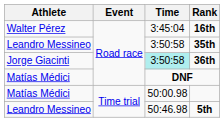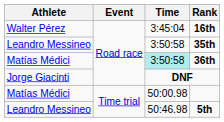(38, 61) Jorge Giacinti -> (38, 61) Matías Médici
(38, 77) Matías Médici -> (38, 77) Jorge Giacinti
